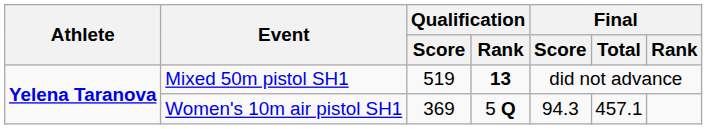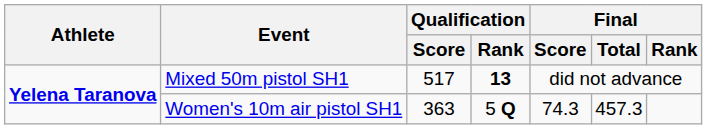(439, 80) 519 -> (439, 80) 517
(439, 109) 369 -> (439, 109) 363
(560, 109) 94.3 -> (560, 109) 74.3
(619, 109) 457.1 -> (619, 109) 457.3
